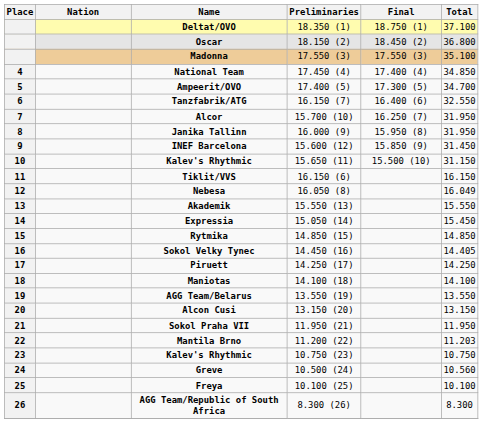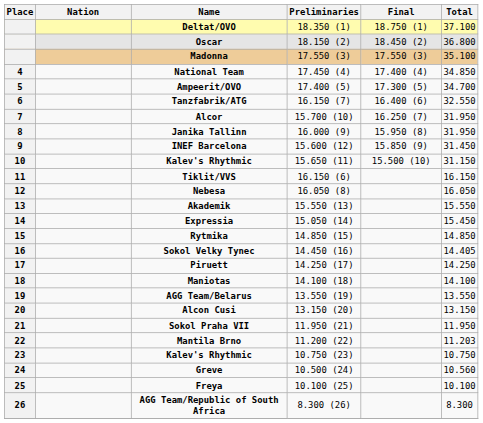(460, 191) 16.049 -> (460, 191) 16.050
